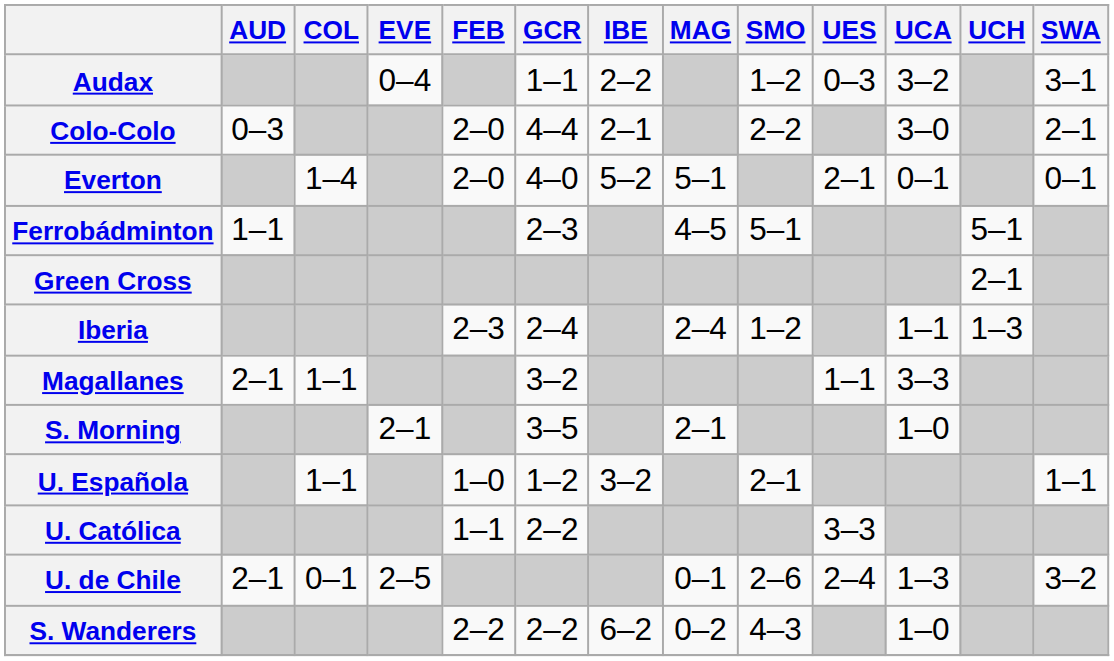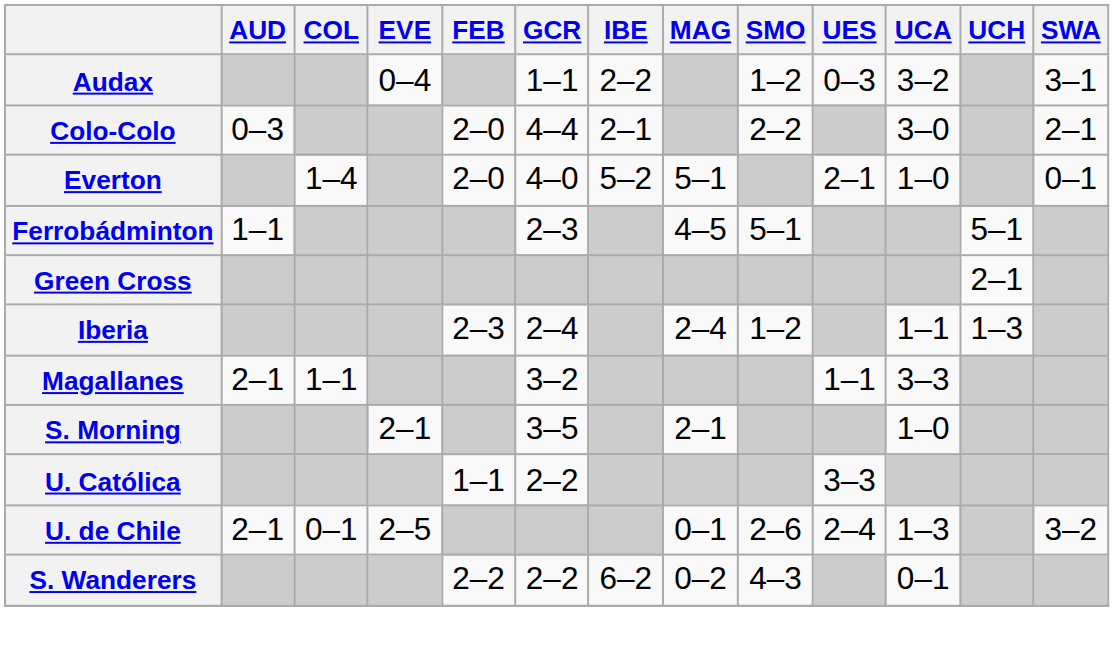(923, 179) 0–1 -> (923, 179) 1–0
- row: (113, 481)
(923, 629) 1–0 -> (923, 579) 0–1
